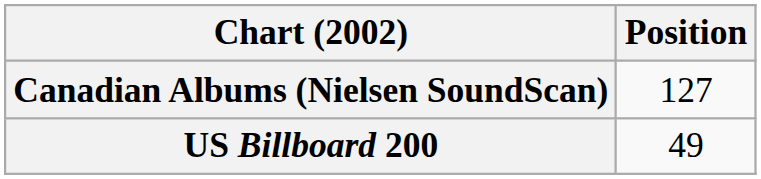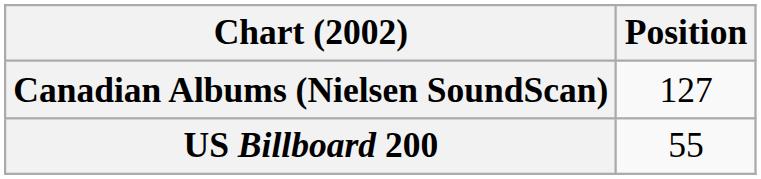(686, 145) 49 -> (686, 145) 55
